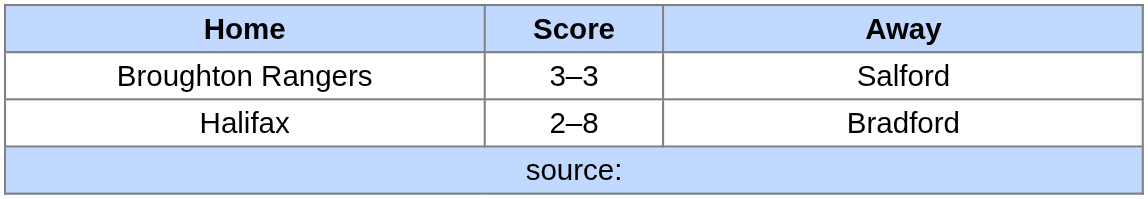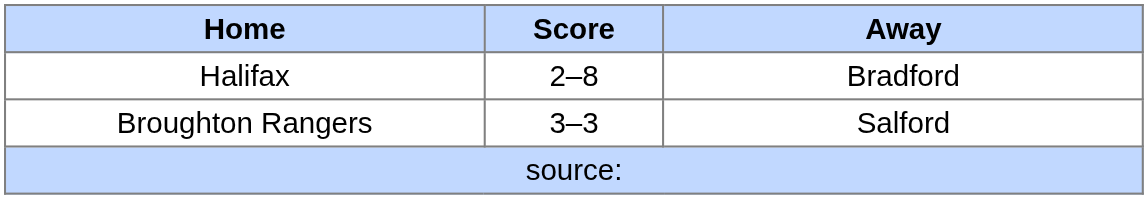rows swapped: (245, 123) <-> (245, 76)
